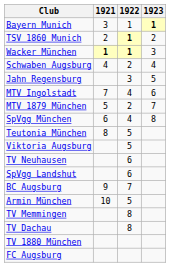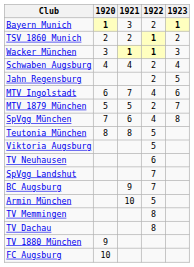+ column: (105, 11)
(129, 25) 1 -> (153, 25) 2
(129, 79) 3 -> (153, 79) 2
(129, 174) 6 -> (153, 174) 7
